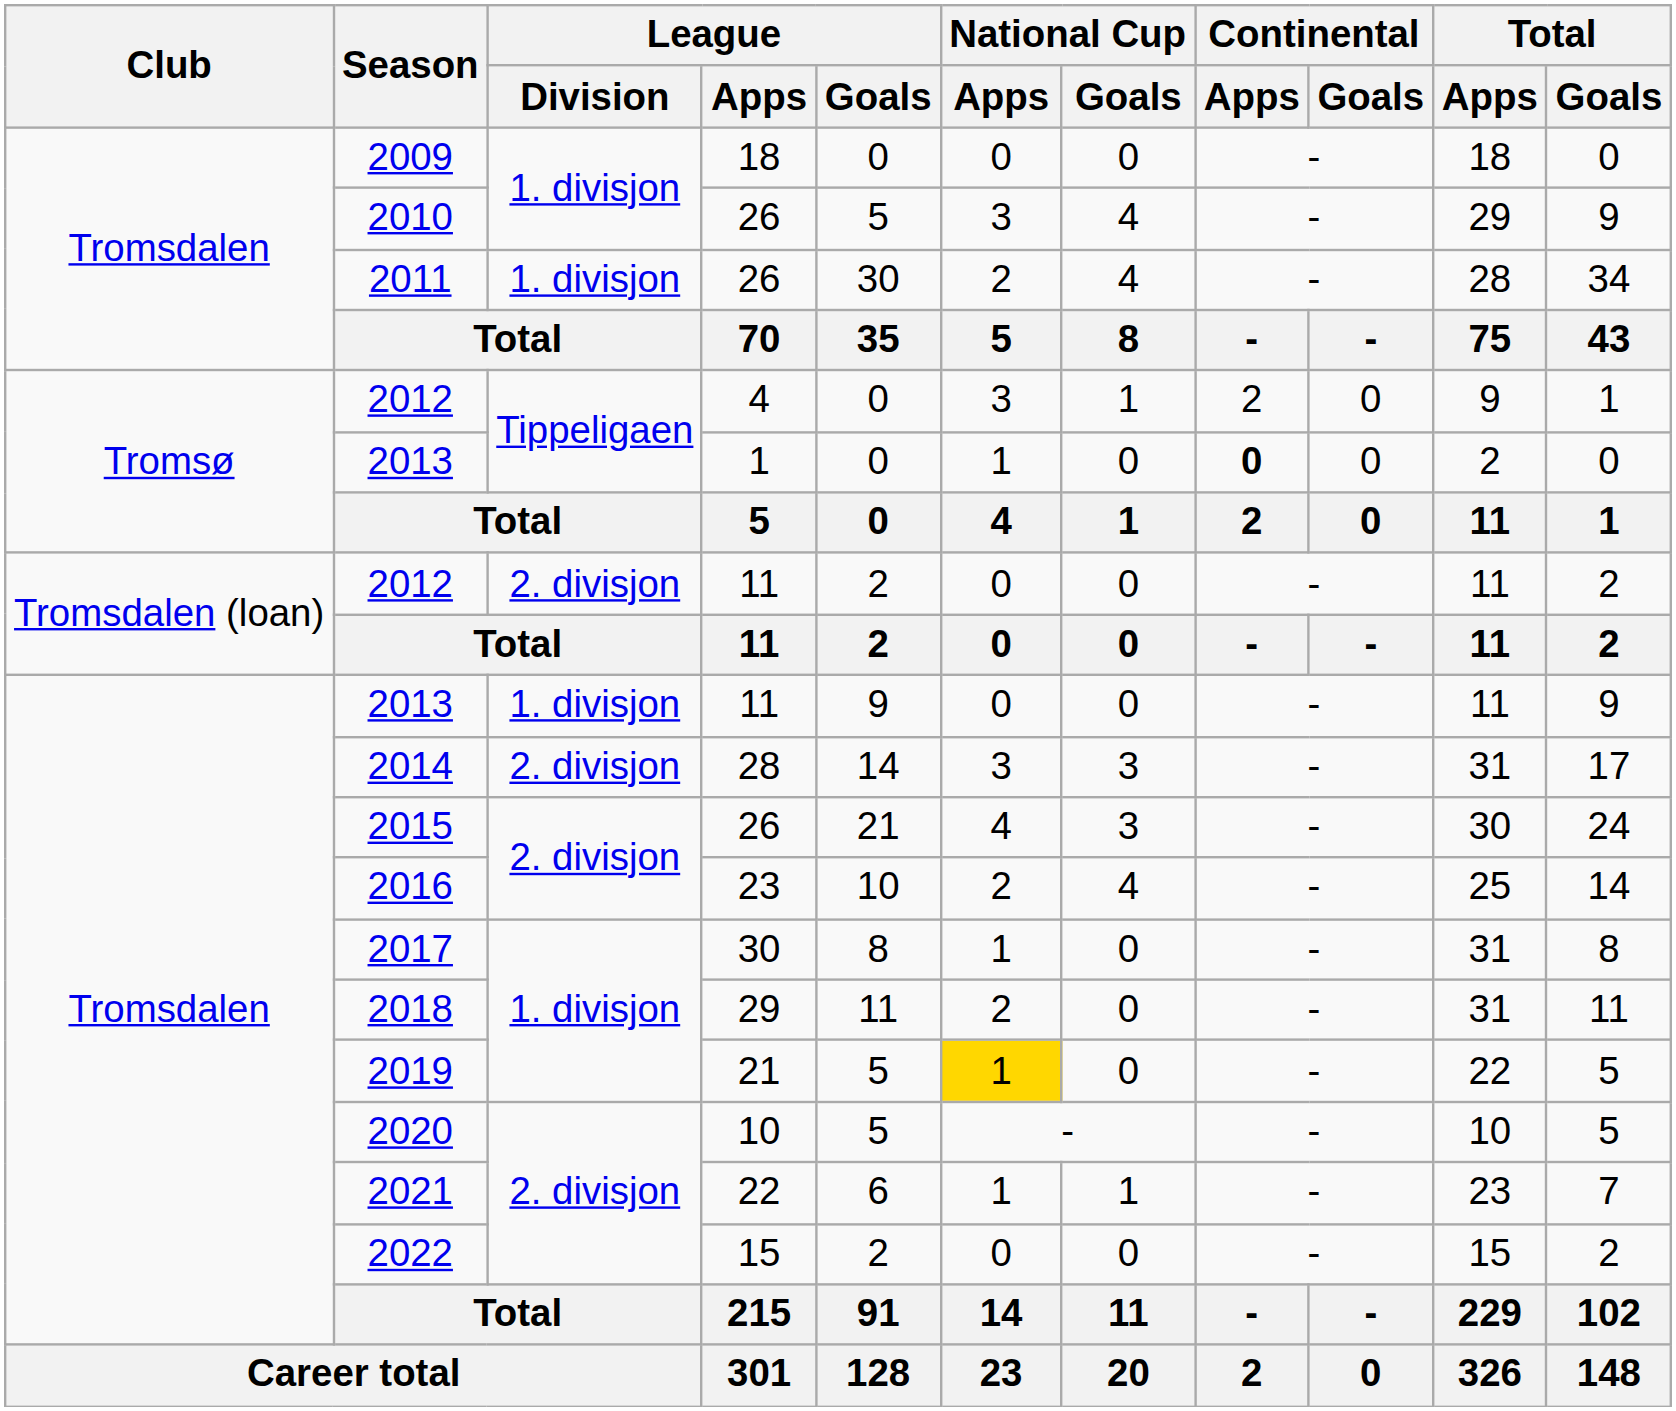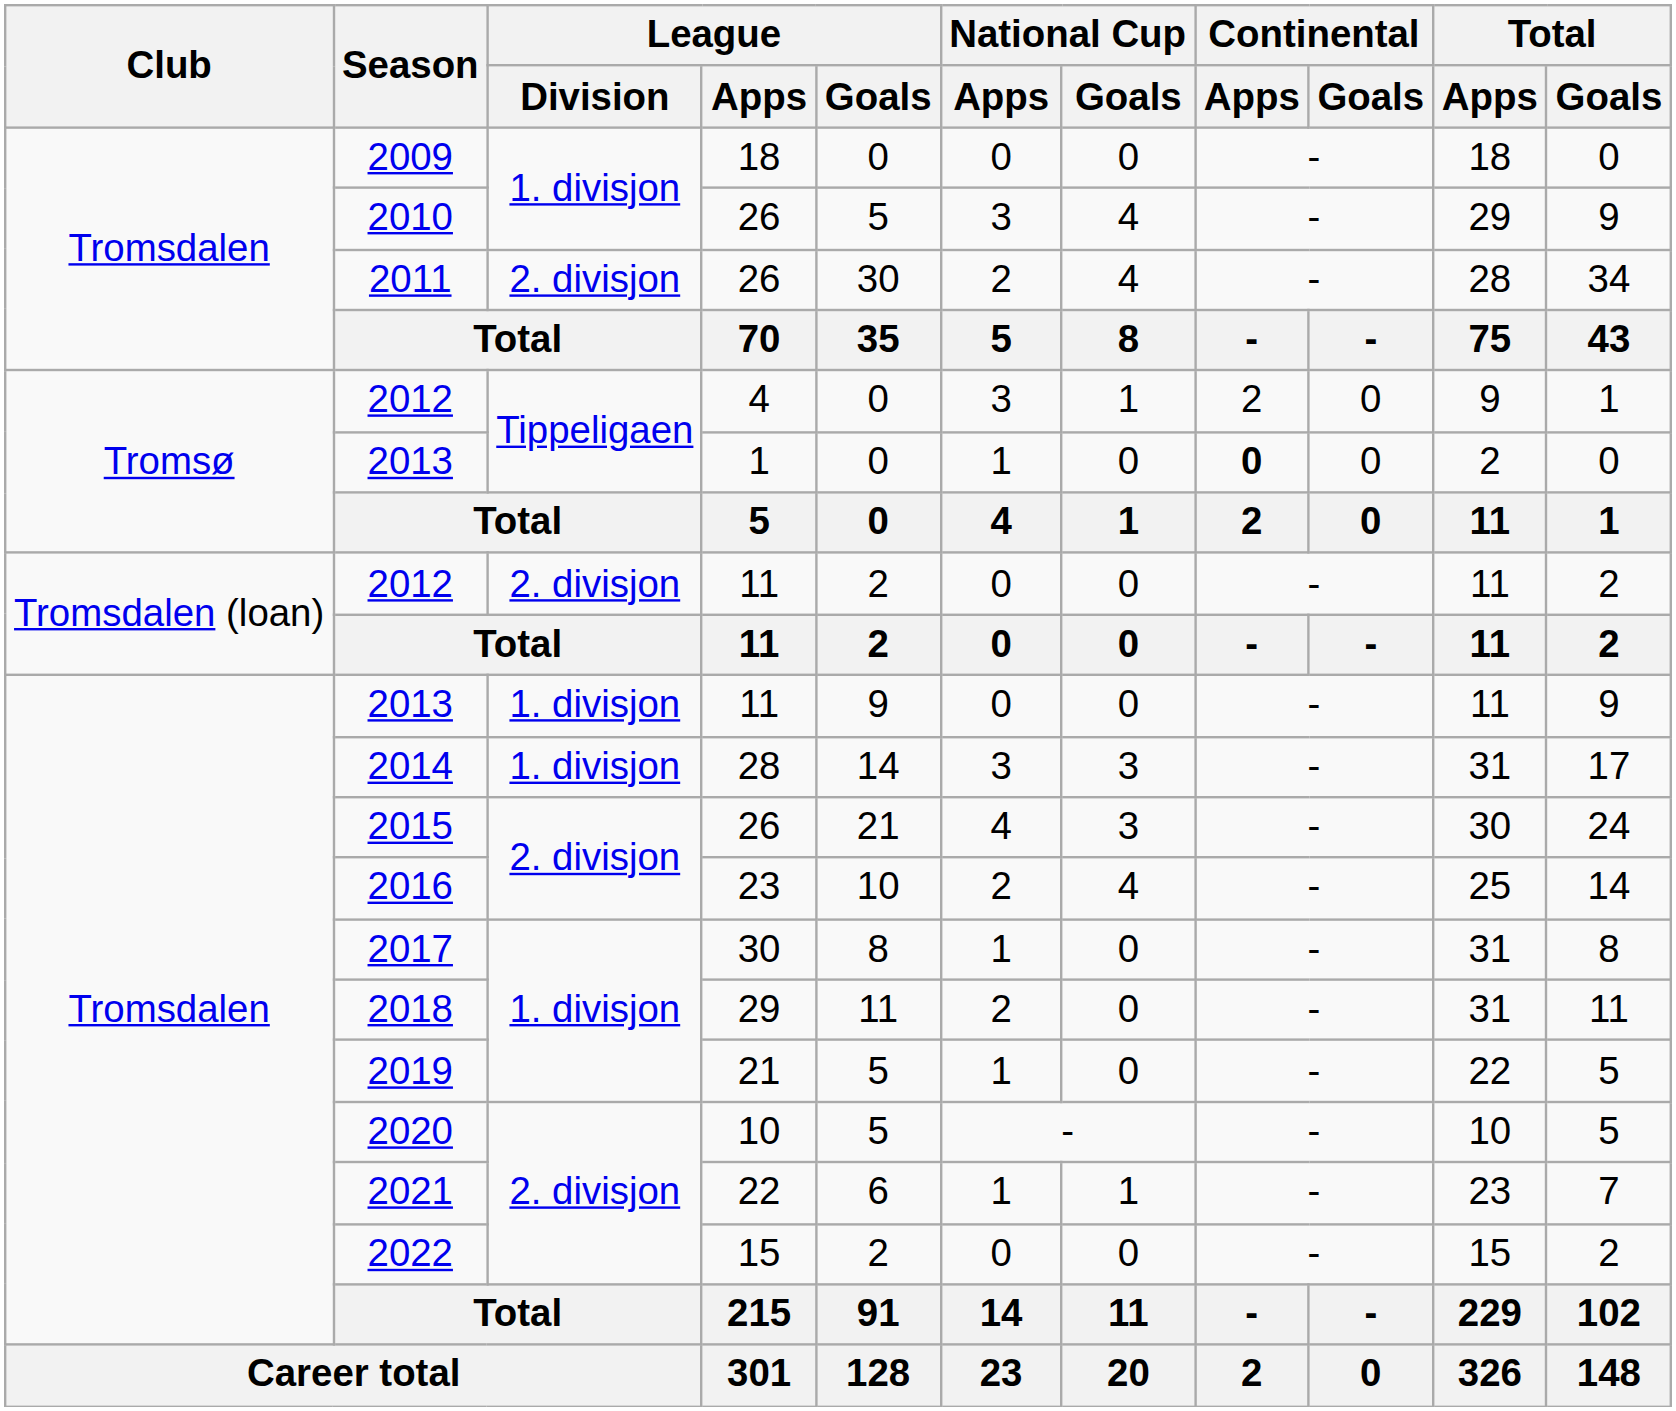(595, 278) 1. divisjon -> (595, 278) 2. divisjon
(595, 765) 2. divisjon -> (595, 765) 1. divisjon
(1001, 1070) gold background -> (1001, 1070) no background
